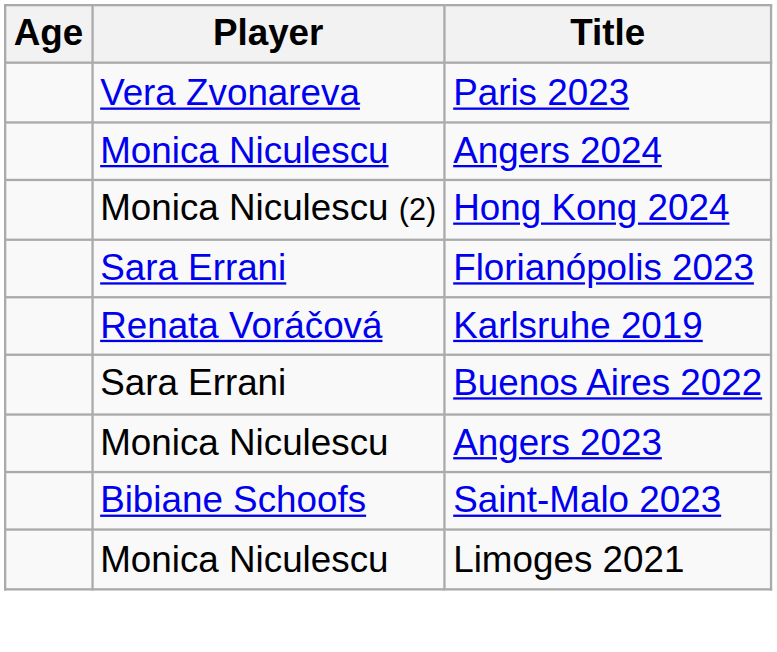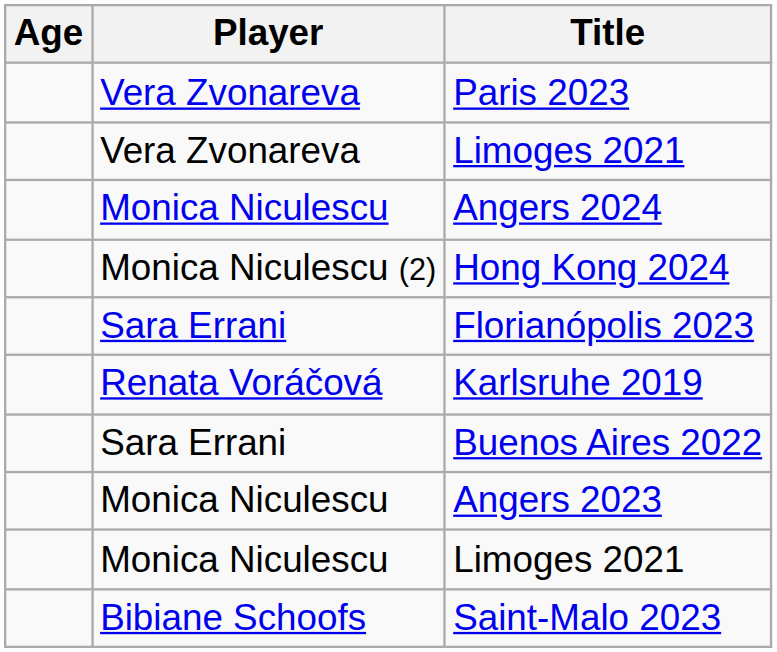+ row: (230, 150)
rows swapped: (233, 500) <-> (244, 558)
